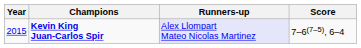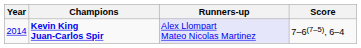(17, 31) 2015 -> (17, 31) 2014
